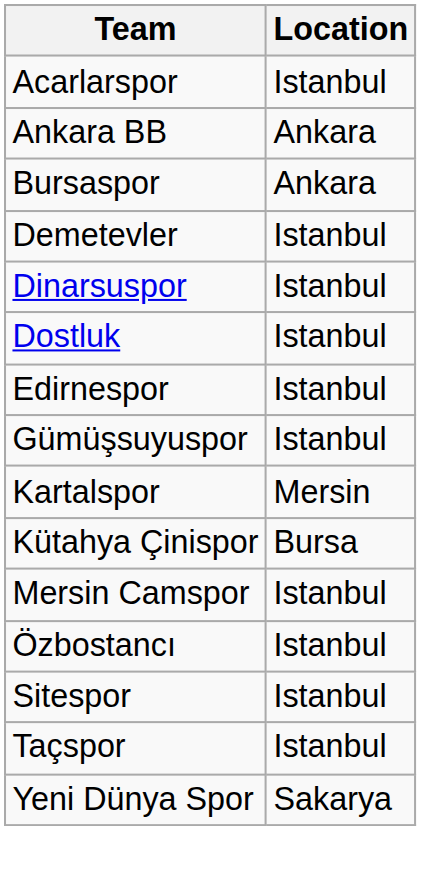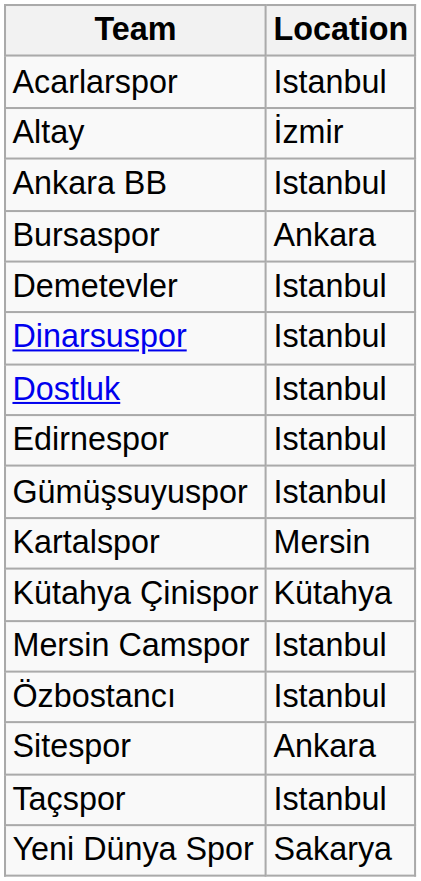+ row: (48, 132)
(325, 132) Ankara -> (330, 183) Istanbul
(316, 542) Bursa -> (333, 593) Kütahya
(330, 696) Istanbul -> (325, 747) Ankara
